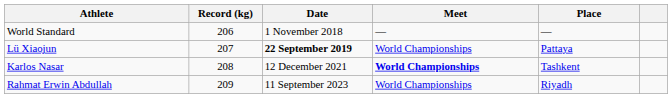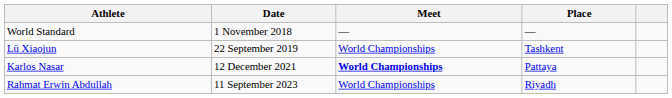- column: (225, 13)
(308, 49) bold -> (256, 49) normal
(557, 49) Pattaya -> (544, 49) Tashkent
(560, 67) Tashkent -> (541, 67) Pattaya
